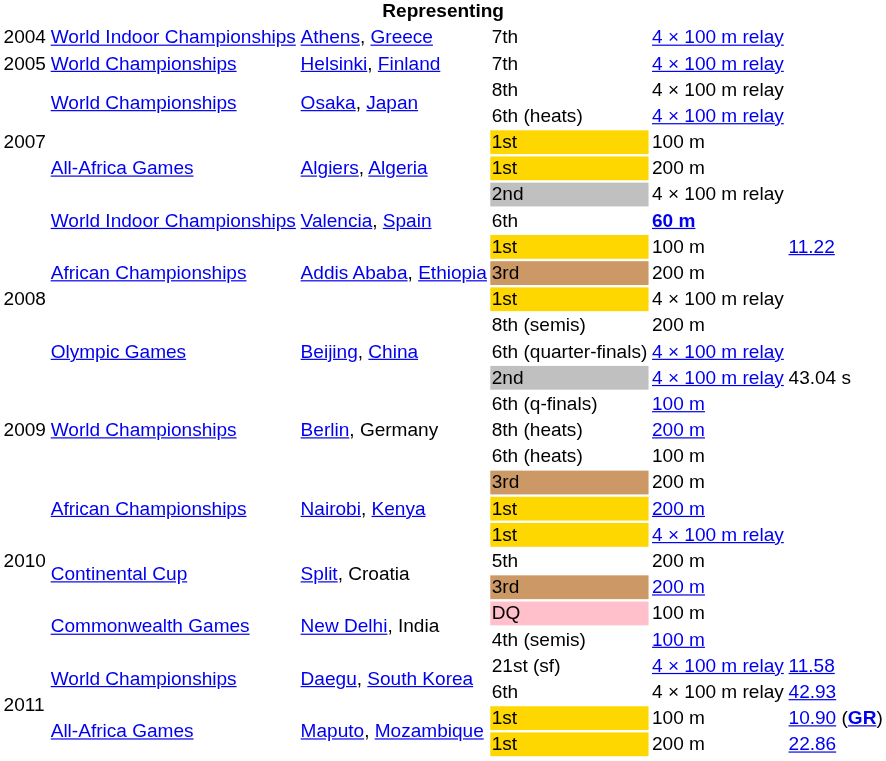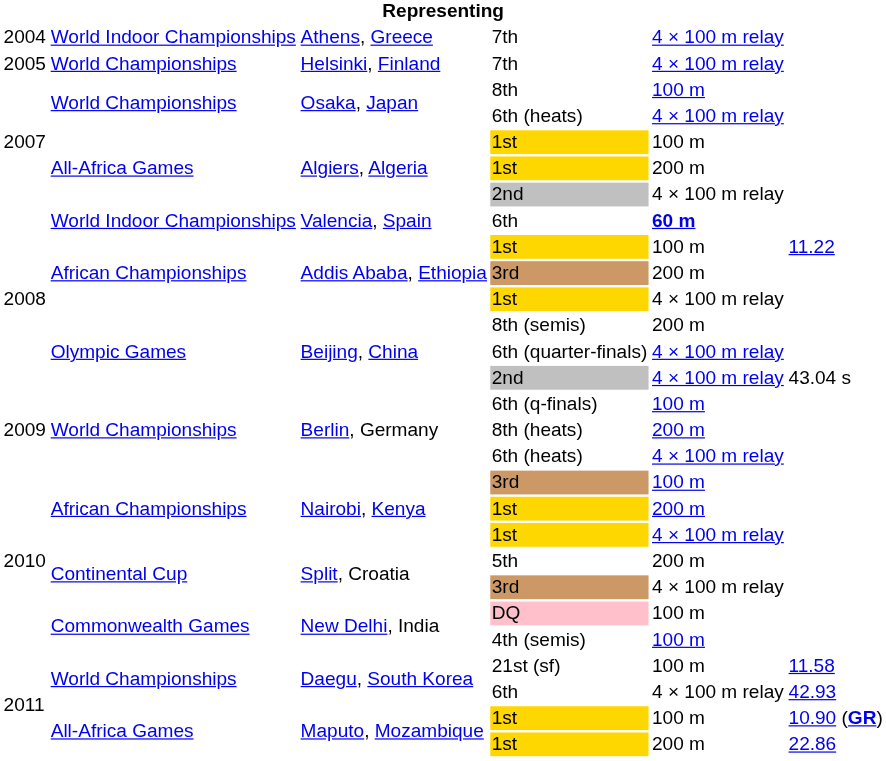(718, 89) 4 × 100 m relay -> (678, 89) 100 m
(678, 456) 100 m -> (718, 456) 4 × 100 m relay
(678, 482) 200 m -> (678, 482) 100 m
(678, 587) 200 m -> (718, 587) 4 × 100 m relay
(718, 665) 4 × 100 m relay -> (678, 665) 100 m
